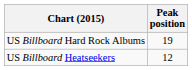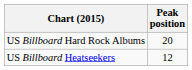(167, 40) 19 -> (167, 40) 20
